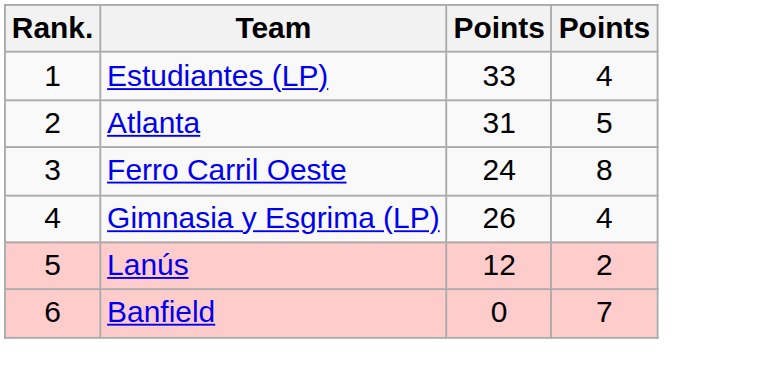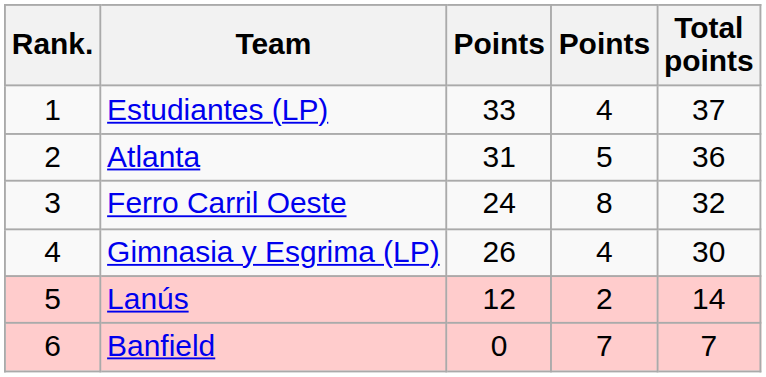+ column: (709, 45)
